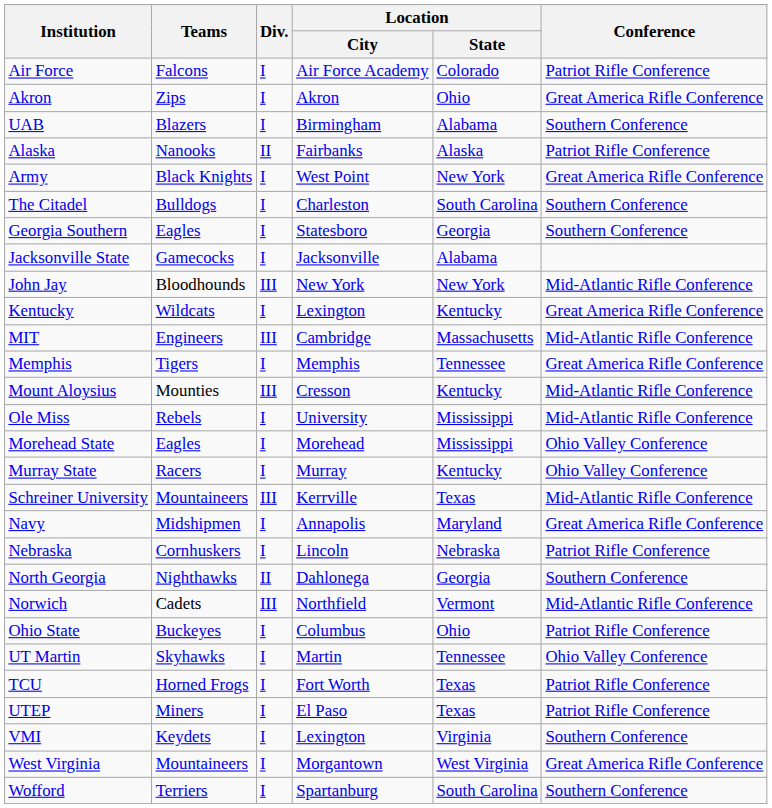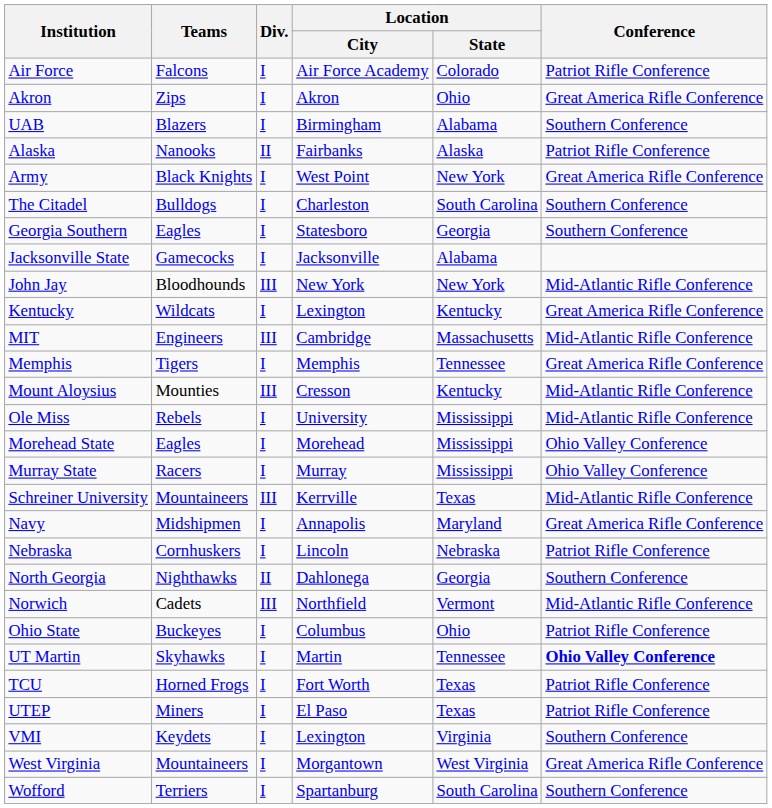(469, 470) Kentucky -> (475, 470) Mississippi
(626, 657) normal -> (630, 657) bold
